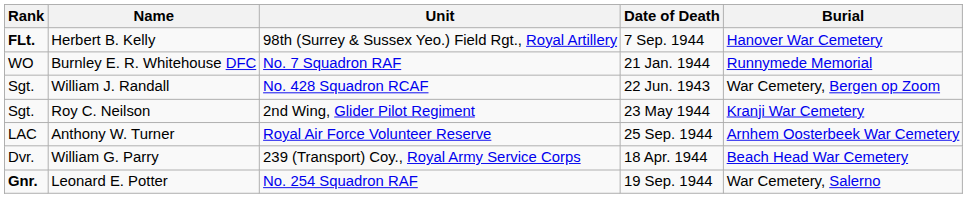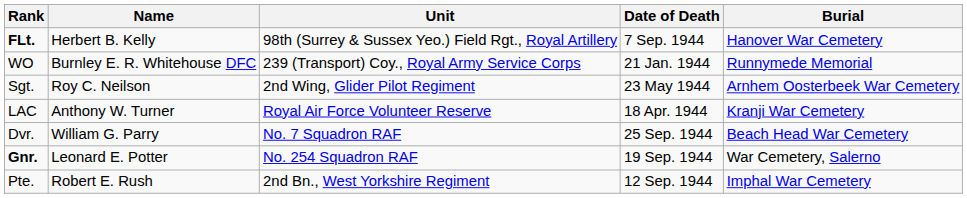(332, 63) No. 7 Squadron RAF -> (422, 63) 239 (Transport) Coy., Royal Army Service Corps
- row: (110, 87)
(795, 110) Kranji War Cemetery -> (843, 87) Arnhem Oosterbeek War Cemetery
(668, 134) 25 Sep. 1944 -> (666, 110) 18 Apr. 1944
(843, 134) Arnhem Oosterbeek War Cemetery -> (795, 110) Kranji War Cemetery
(422, 157) 239 (Transport) Coy., Royal Army Service Corps -> (332, 134) No. 7 Squadron RAF
(666, 157) 18 Apr. 1944 -> (668, 134) 25 Sep. 1944
+ row: (102, 181)
